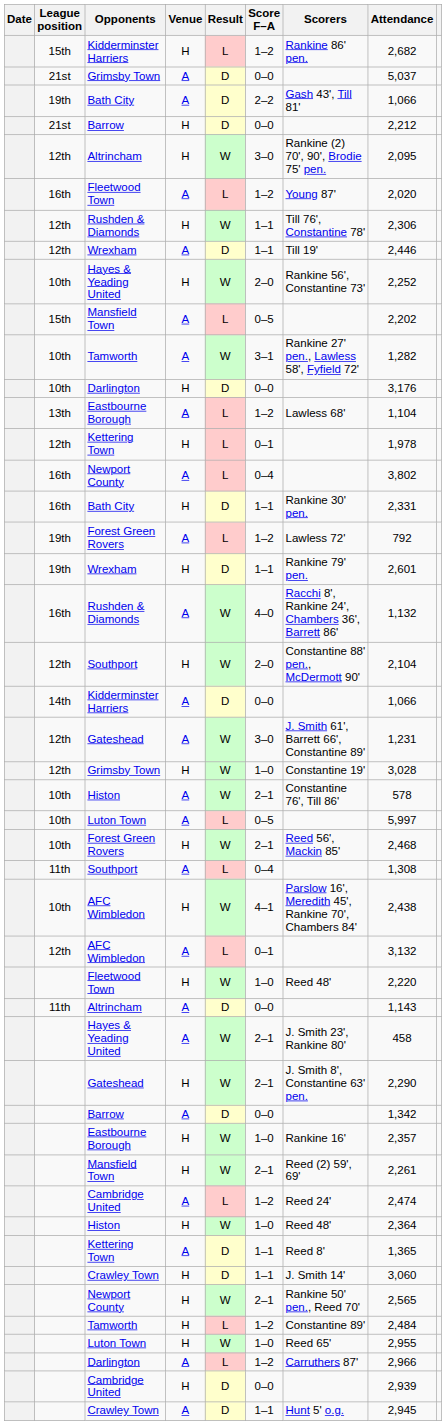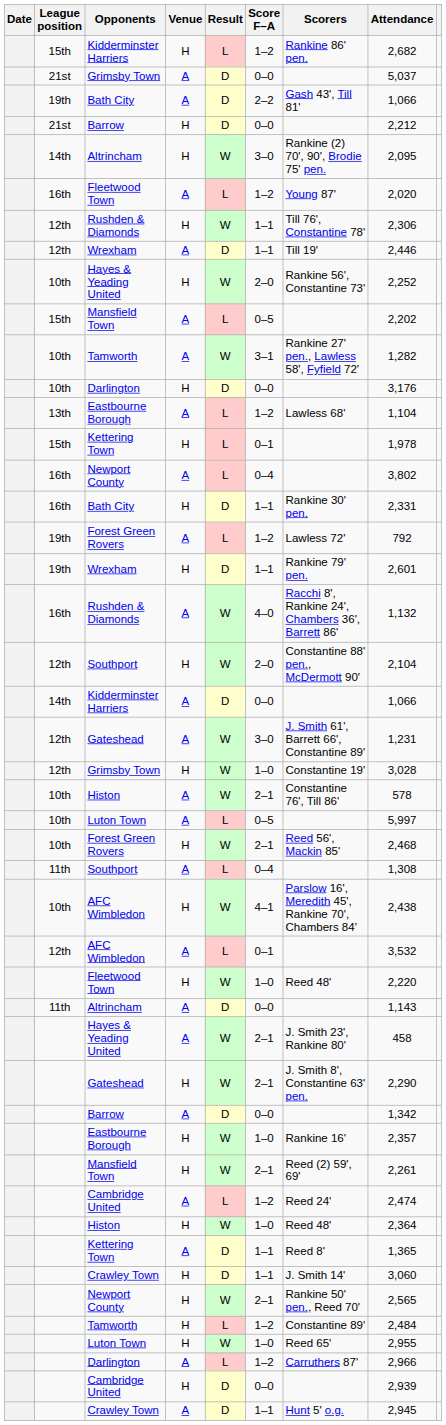(60, 156) 12th -> (60, 156) 14th
(60, 444) 12th -> (60, 444) 15th
(402, 951) 3,132 -> (402, 951) 3,532
